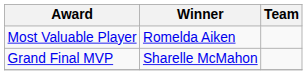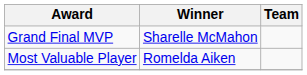rows swapped: (72, 37) <-> (60, 59)
